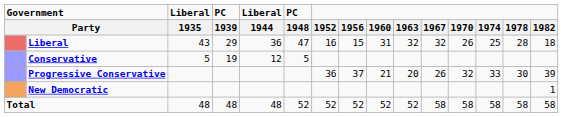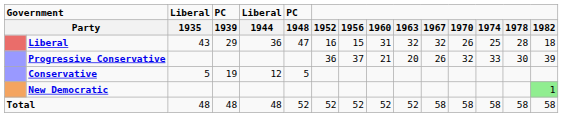rows swapped: (63, 58) <-> (97, 74)
(553, 89) no background -> (553, 89) lightgreen background
